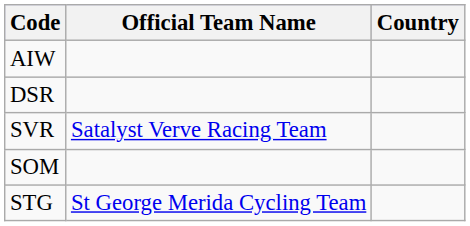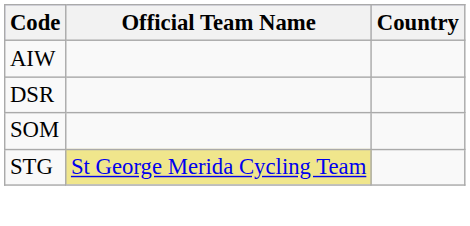- row: (32, 130)
(219, 202) no background -> (219, 166) khaki background
